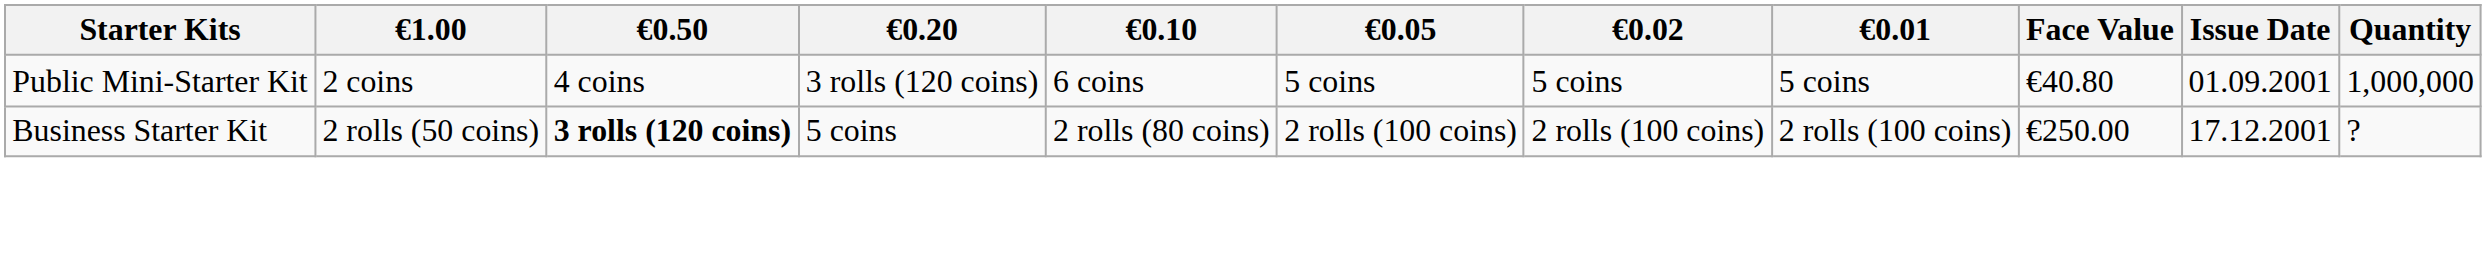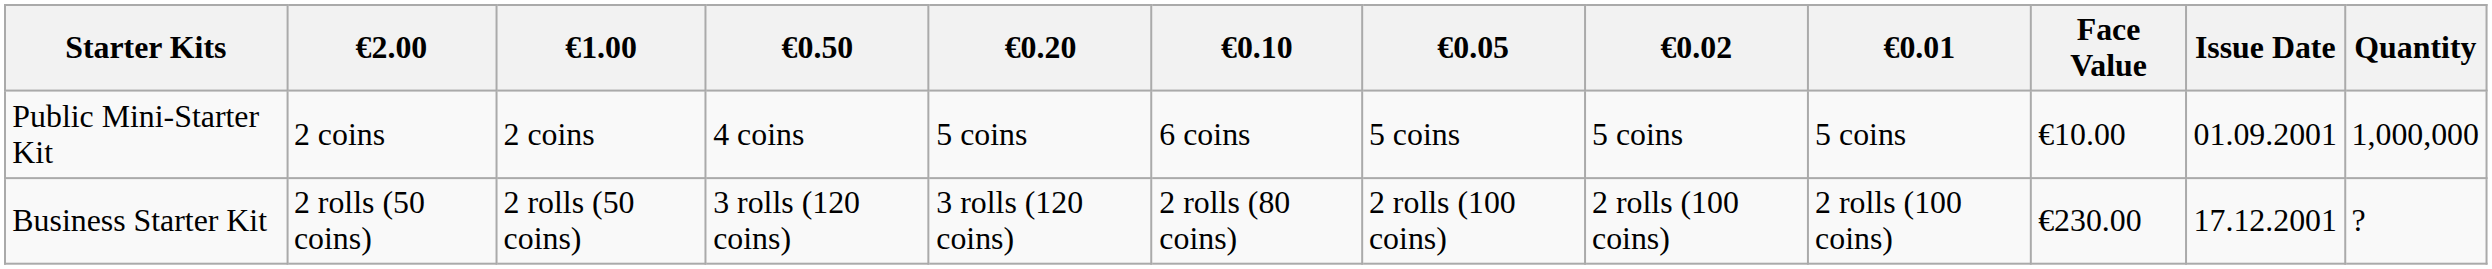+ column: (391, 47)
(922, 80) 3 rolls (120 coins) -> (982, 133) 5 coins
(2070, 80) €40.80 -> (2082, 133) €10.00
(672, 130) bold -> (787, 220) normal
(851, 130) 5 coins -> (1010, 220) 3 rolls (120 coins)
(2078, 130) €250.00 -> (2090, 220) €230.00
